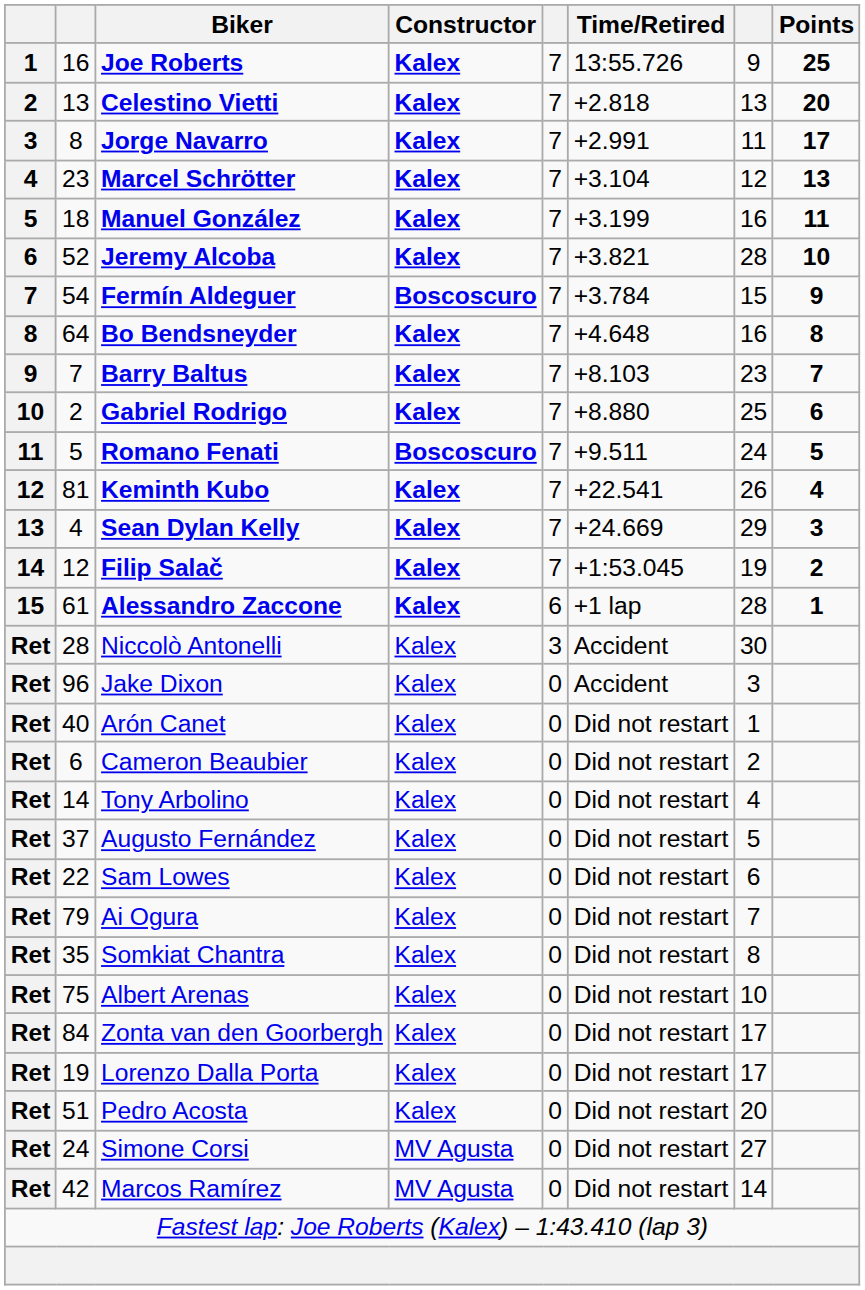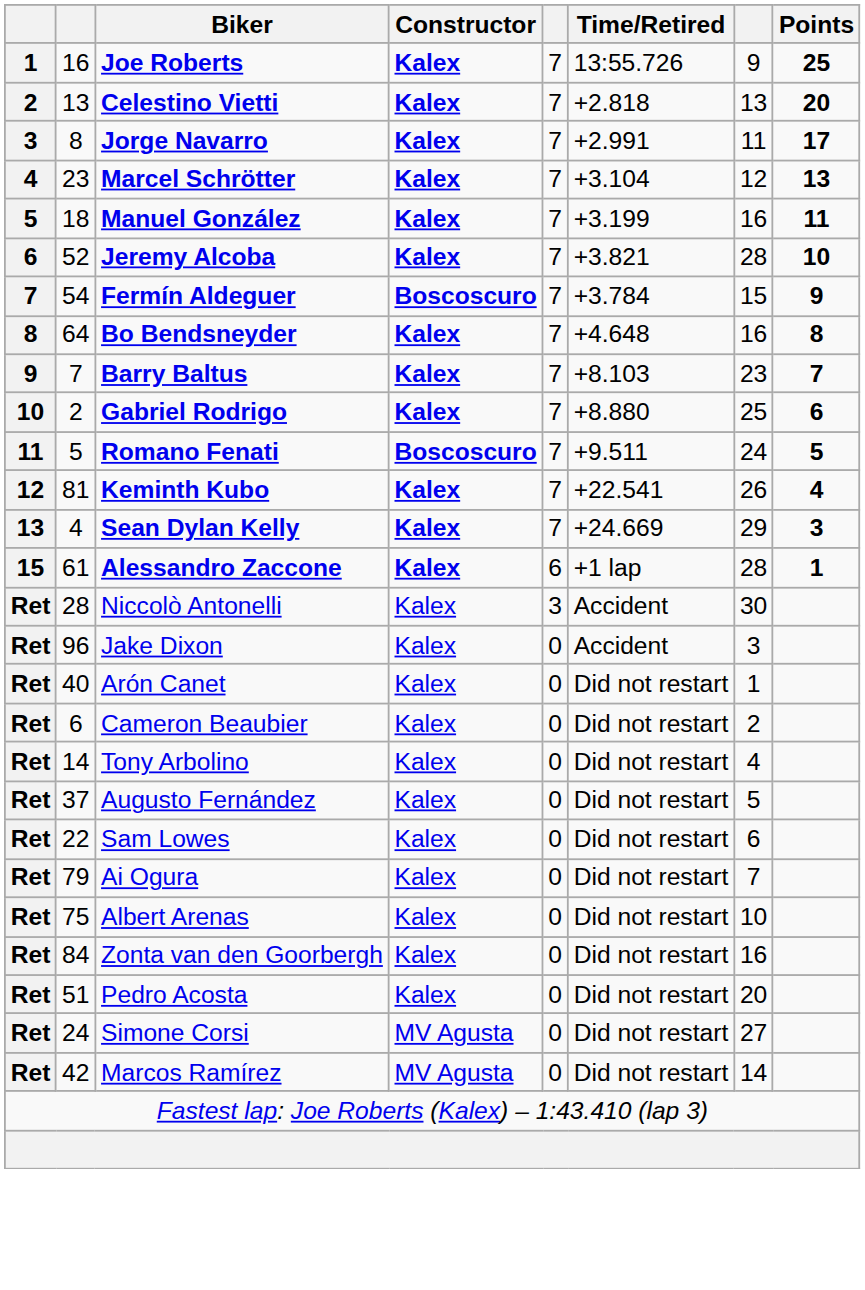- row: (162, 567)
- row: (193, 955)
(754, 1033) 17 -> (754, 955) 16
- row: (210, 1072)
